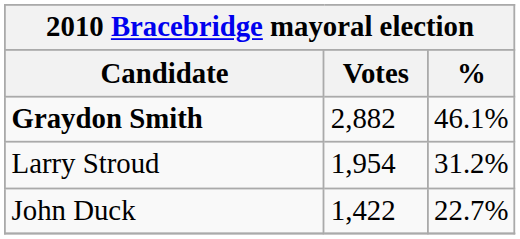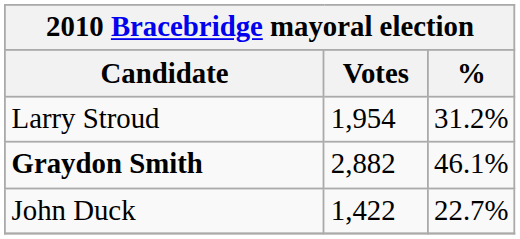rows swapped: (107, 118) <-> (86, 164)
